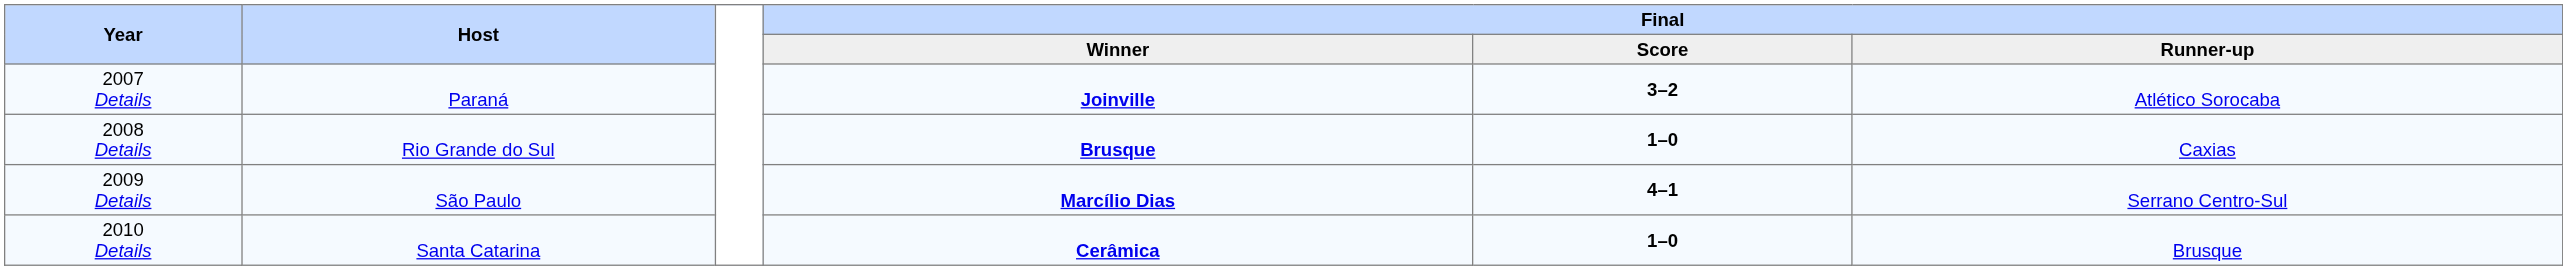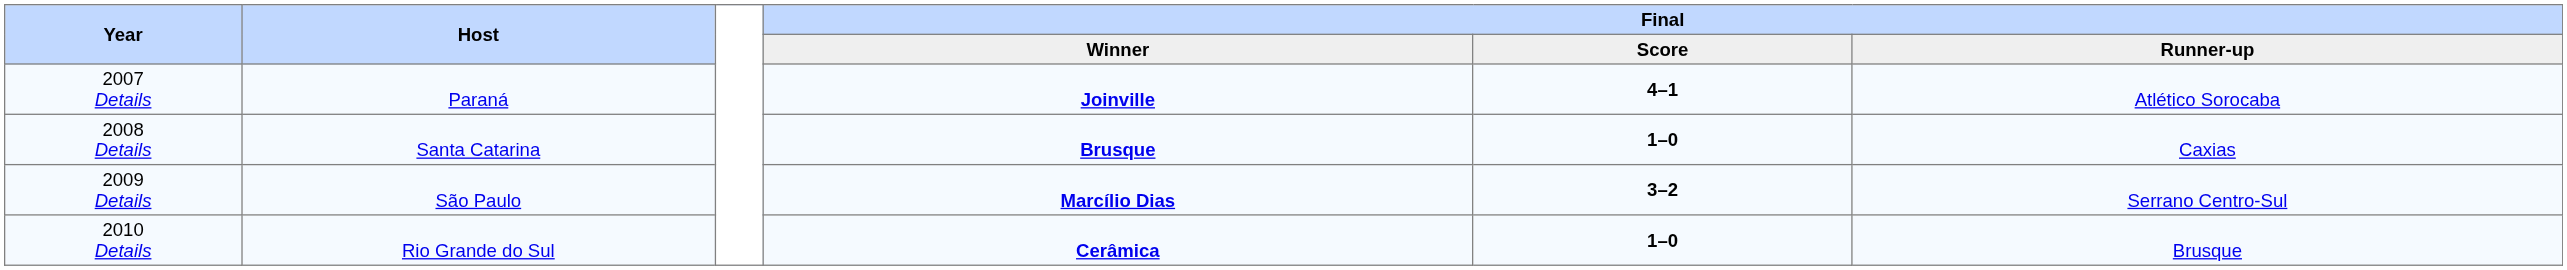(1663, 89) 3–2 -> (1663, 89) 4–1
(478, 150) Rio Grande do Sul -> (478, 150) Santa Catarina
(1663, 190) 4–1 -> (1663, 190) 3–2
(478, 250) Santa Catarina -> (478, 250) Rio Grande do Sul
